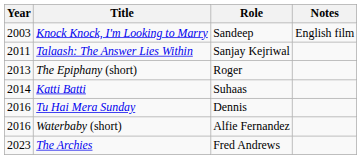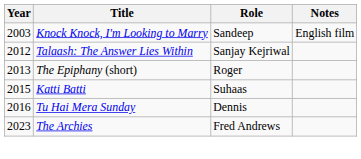(19, 51) 2011 -> (19, 51) 2012
(19, 88) 2014 -> (19, 88) 2015
- row: (79, 126)
